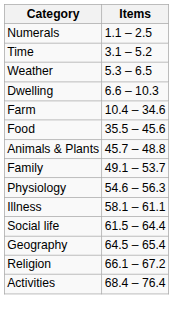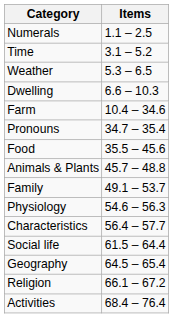+ row: (33, 129)
+ row: (47, 226)
- row: (24, 206)
